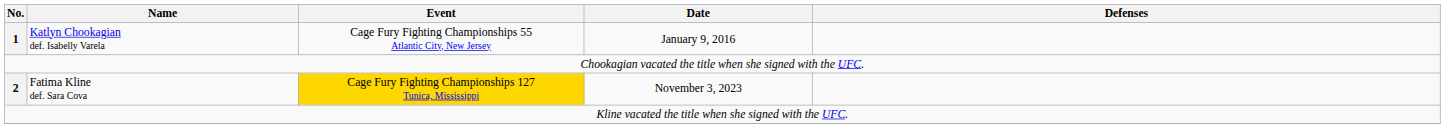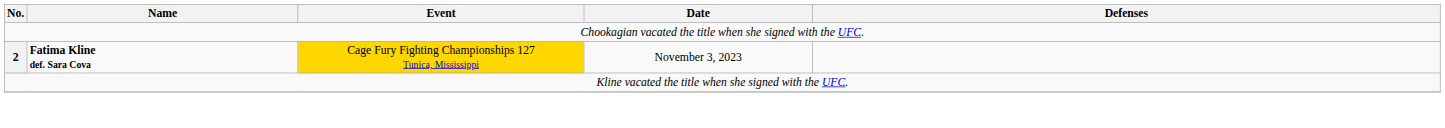- row: (16, 38)
(60, 89) normal -> (63, 57) bold
